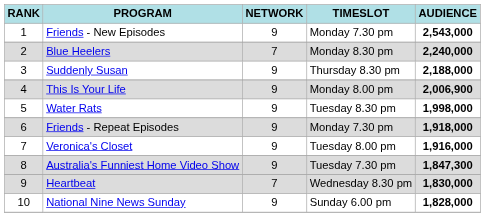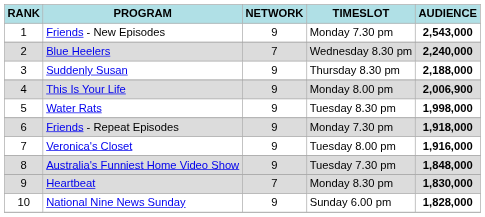(351, 51) Monday 8.30 pm -> (361, 51) Wednesday 8.30 pm
(448, 165) 1,847,300 -> (448, 165) 1,848,000
(361, 184) Wednesday 8.30 pm -> (351, 184) Monday 8.30 pm
